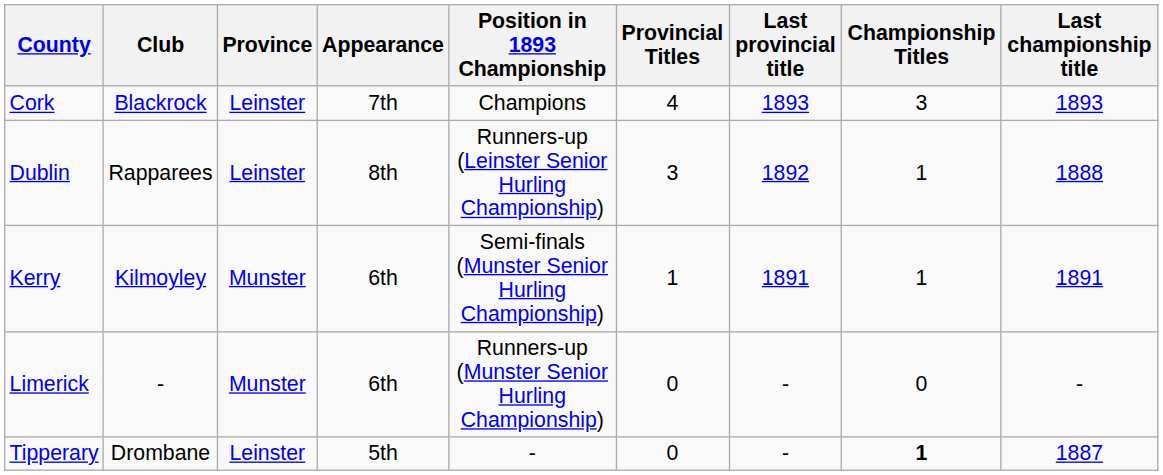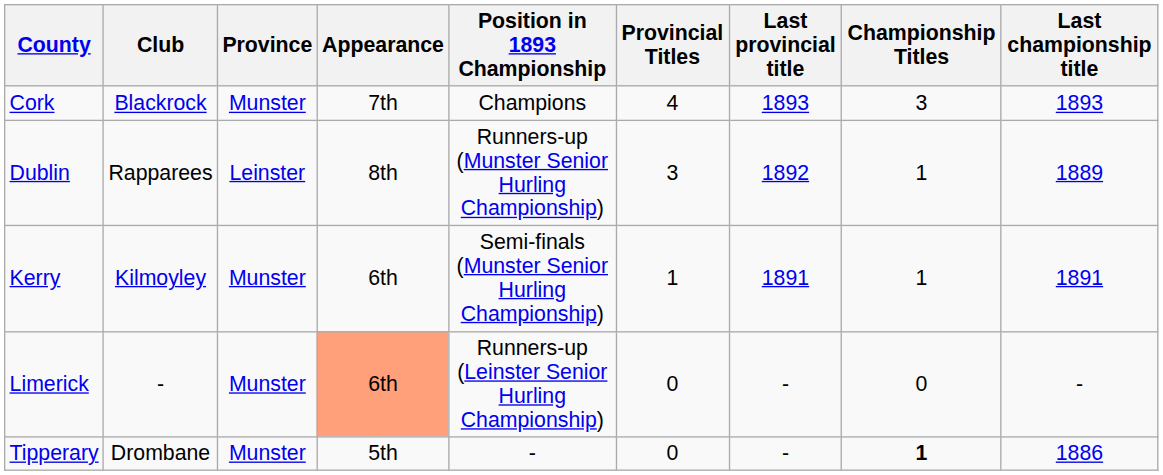(267, 103) Leinster -> (267, 103) Munster
(532, 172) Runners-up (Leinster Senior Hurling Championship) -> (532, 172) Runners-up (Munster Senior Hurling Championship)
(1079, 172) 1888 -> (1079, 172) 1889
(383, 383) no background -> (383, 383) lightsalmon background
(532, 383) Runners-up (Munster Senior Hurling Championship) -> (532, 383) Runners-up (Leinster Senior Hurling Championship)
(267, 453) Leinster -> (267, 453) Munster
(1079, 453) 1887 -> (1079, 453) 1886
